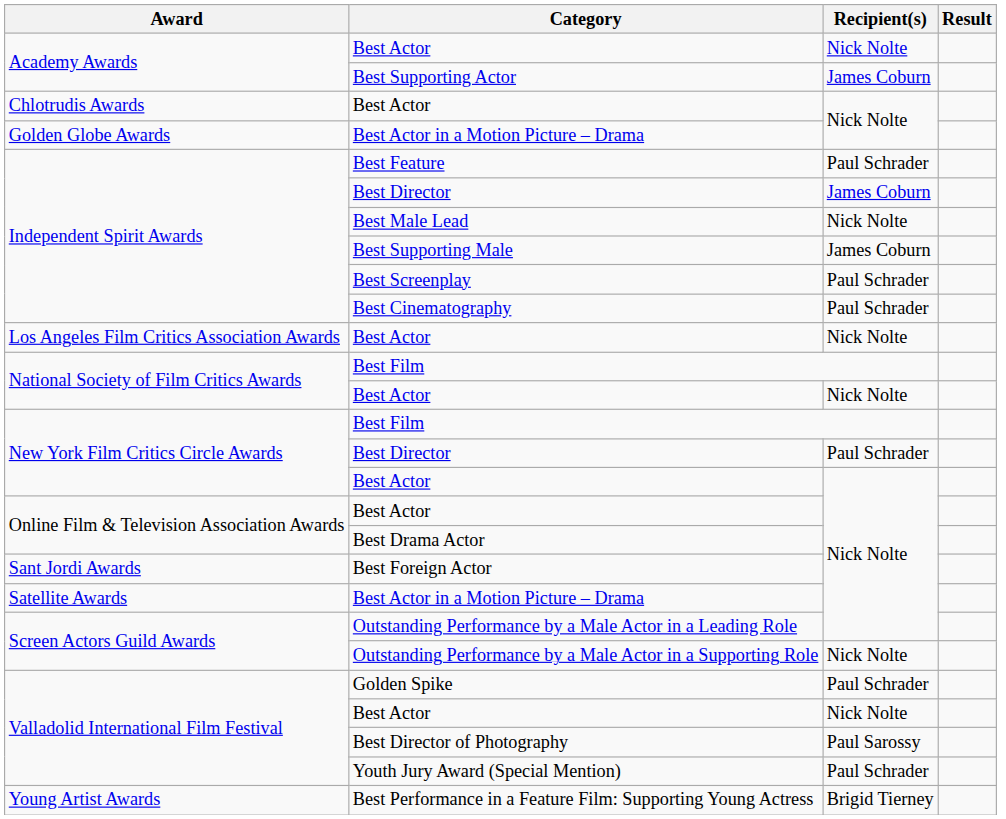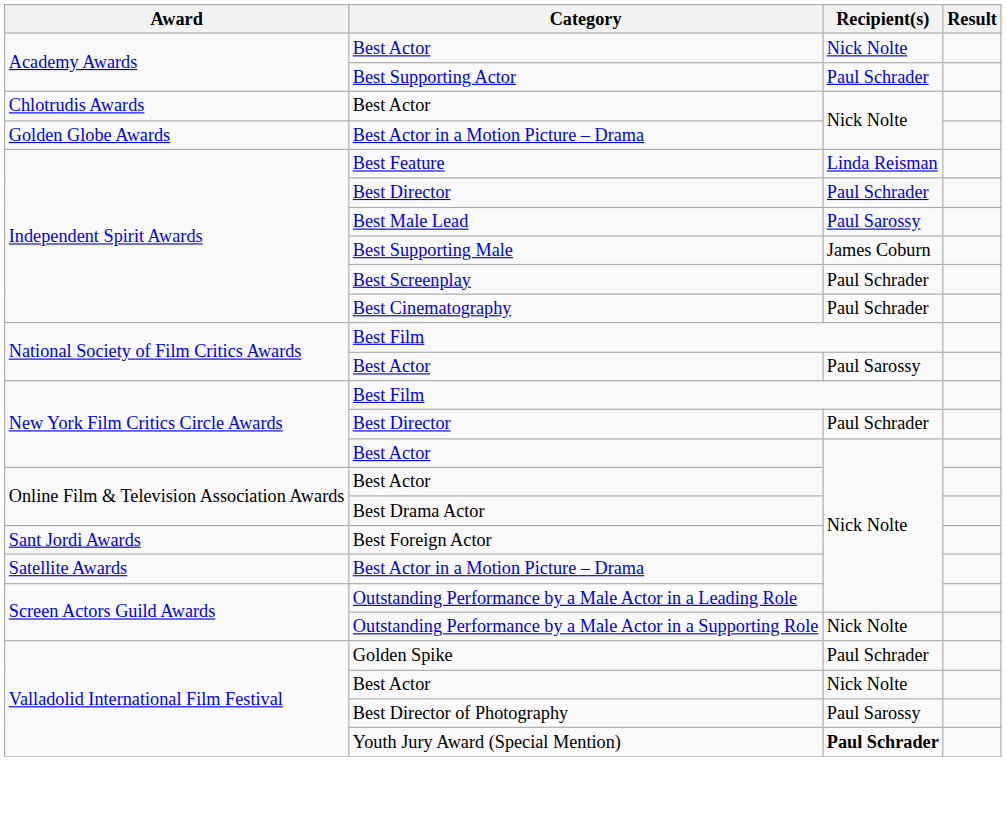(879, 76) James Coburn -> (878, 76) Paul Schrader
(878, 163) Paul Schrader -> (882, 163) Linda Reisman
(879, 192) James Coburn -> (878, 192) Paul Schrader
(867, 221) Nick Nolte -> (874, 221) Paul Sarossy
- row: (174, 337)
(867, 395) Nick Nolte -> (874, 366) Paul Sarossy
(878, 771) normal -> (883, 742) bold
- row: (85, 800)
